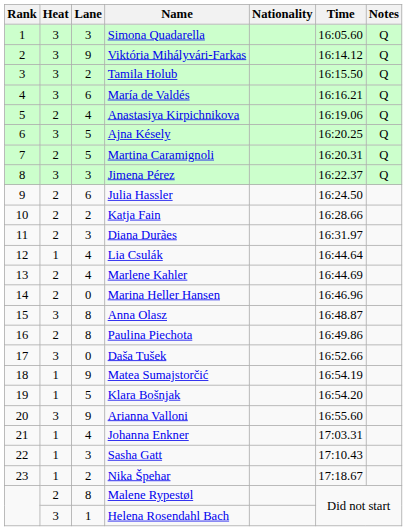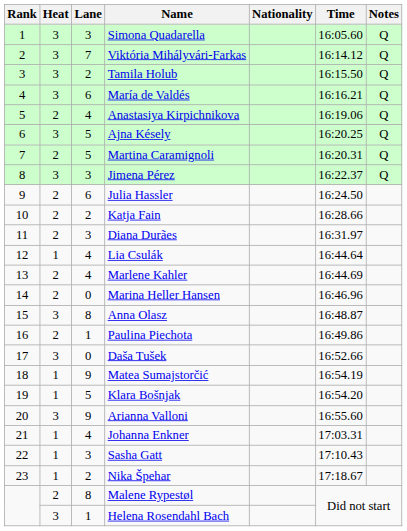(88, 54) 9 -> (88, 54) 7
(88, 335) 8 -> (88, 335) 1
